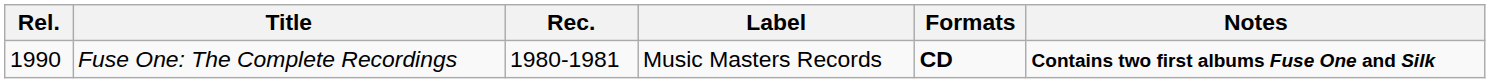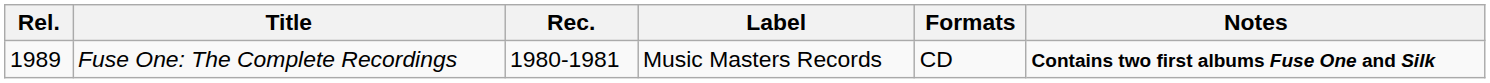(35, 58) 1990 -> (35, 58) 1989
(936, 58) bold -> (936, 58) normal
